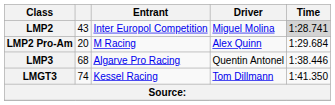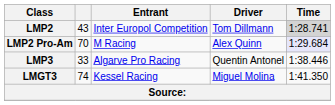(243, 29) Miguel Molina -> (243, 29) Tom Dillmann
(83, 45) 20 -> (83, 45) 70
(308, 45) no background -> (308, 45) lavender background
(83, 60) 68 -> (83, 60) 33
(243, 76) Tom Dillmann -> (243, 76) Miguel Molina
